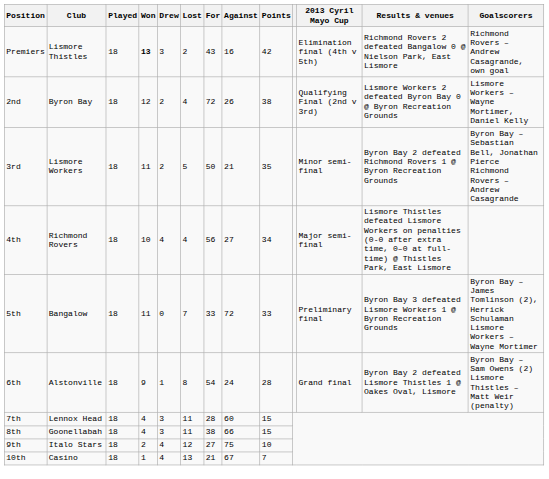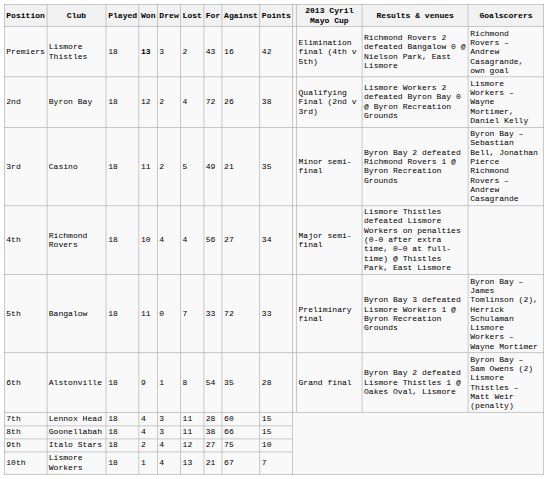(66, 167) Lismore Workers -> (63, 167) Casino
(211, 167) 50 -> (211, 167) 49
(229, 383) 24 -> (229, 383) 35
(63, 458) Casino -> (66, 463) Lismore Workers
